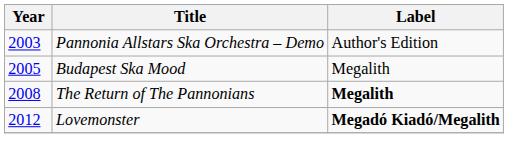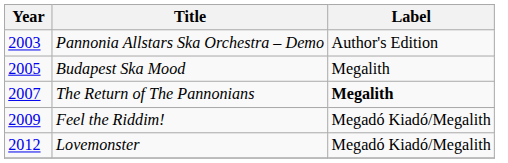(24, 94) 2008 -> (24, 94) 2007
+ row: (110, 119)
(416, 119) bold -> (411, 145) normal
